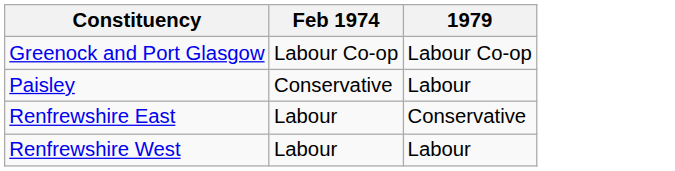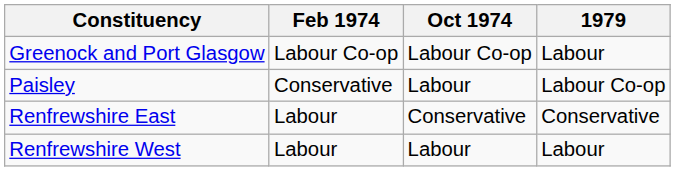+ column: (470, 20)
(470, 52) Labour Co-op -> (573, 52) Labour
(439, 85) Labour -> (603, 85) Labour Co-op
